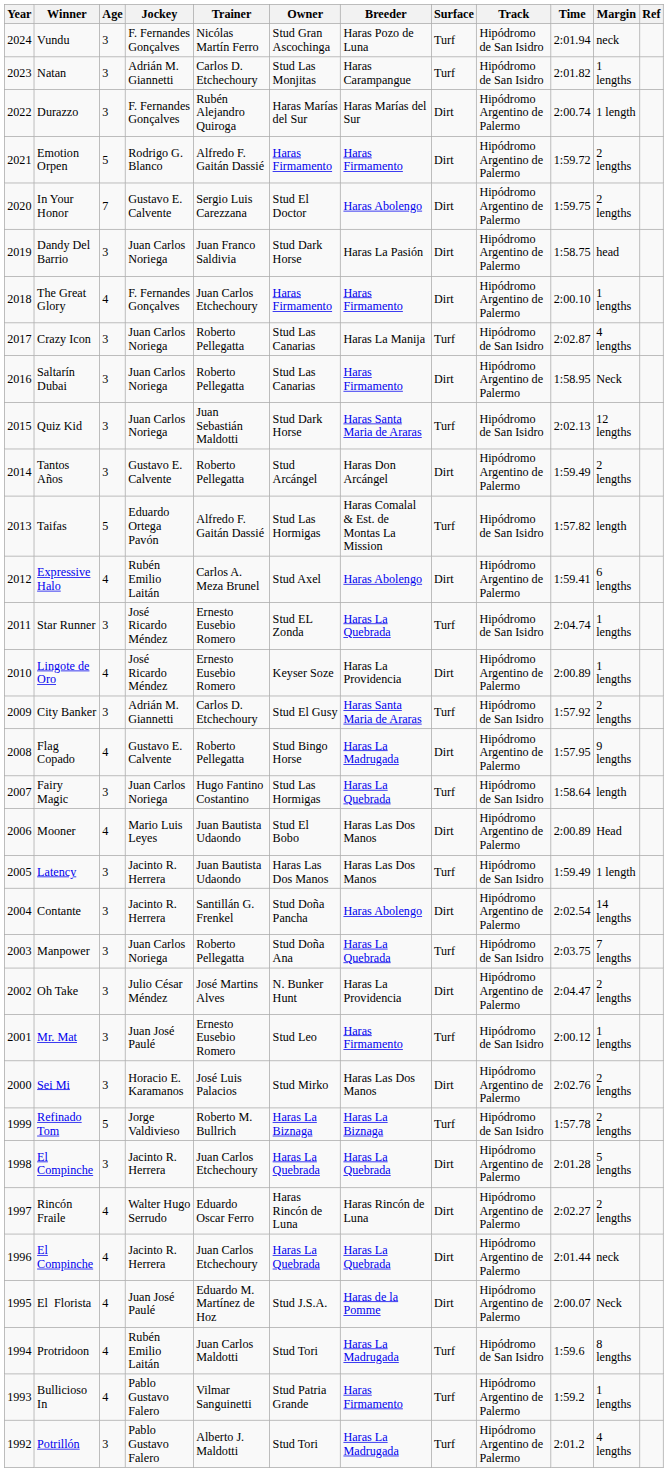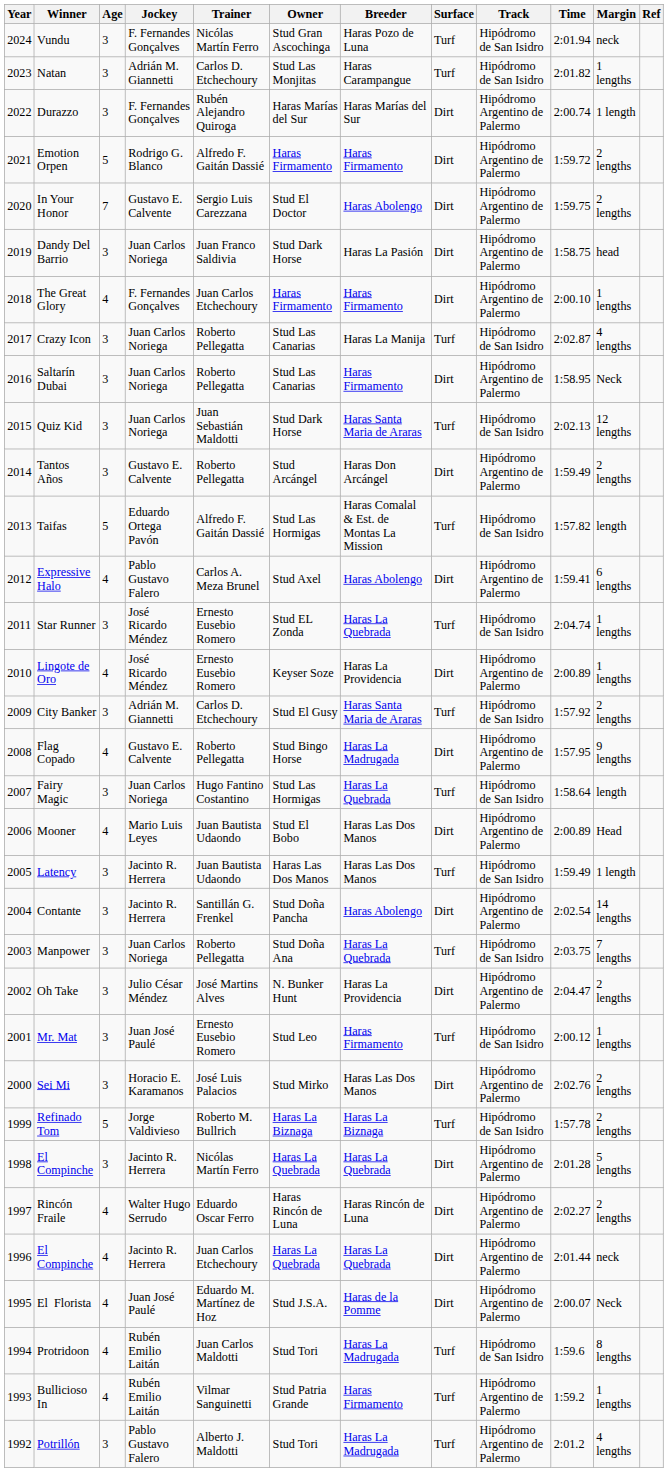(145, 579) Rubén Emilio Laitán -> (148, 579) Pablo Gustavo Falero
(227, 1164) Juan Carlos Etchechoury -> (227, 1164) Nicólas Martín Ferro
(148, 1397) Pablo Gustavo Falero -> (145, 1397) Rubén Emilio Laitán
